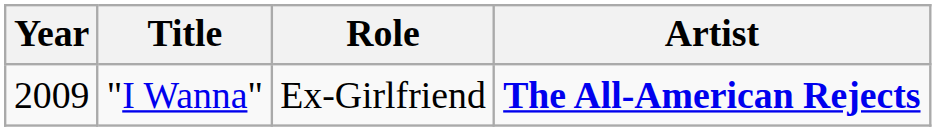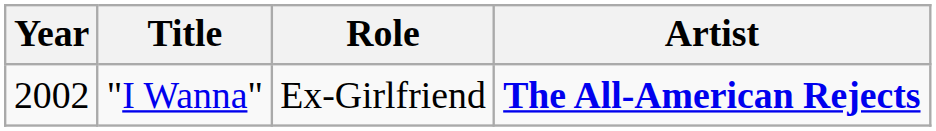(52, 94) 2009 -> (52, 94) 2002
